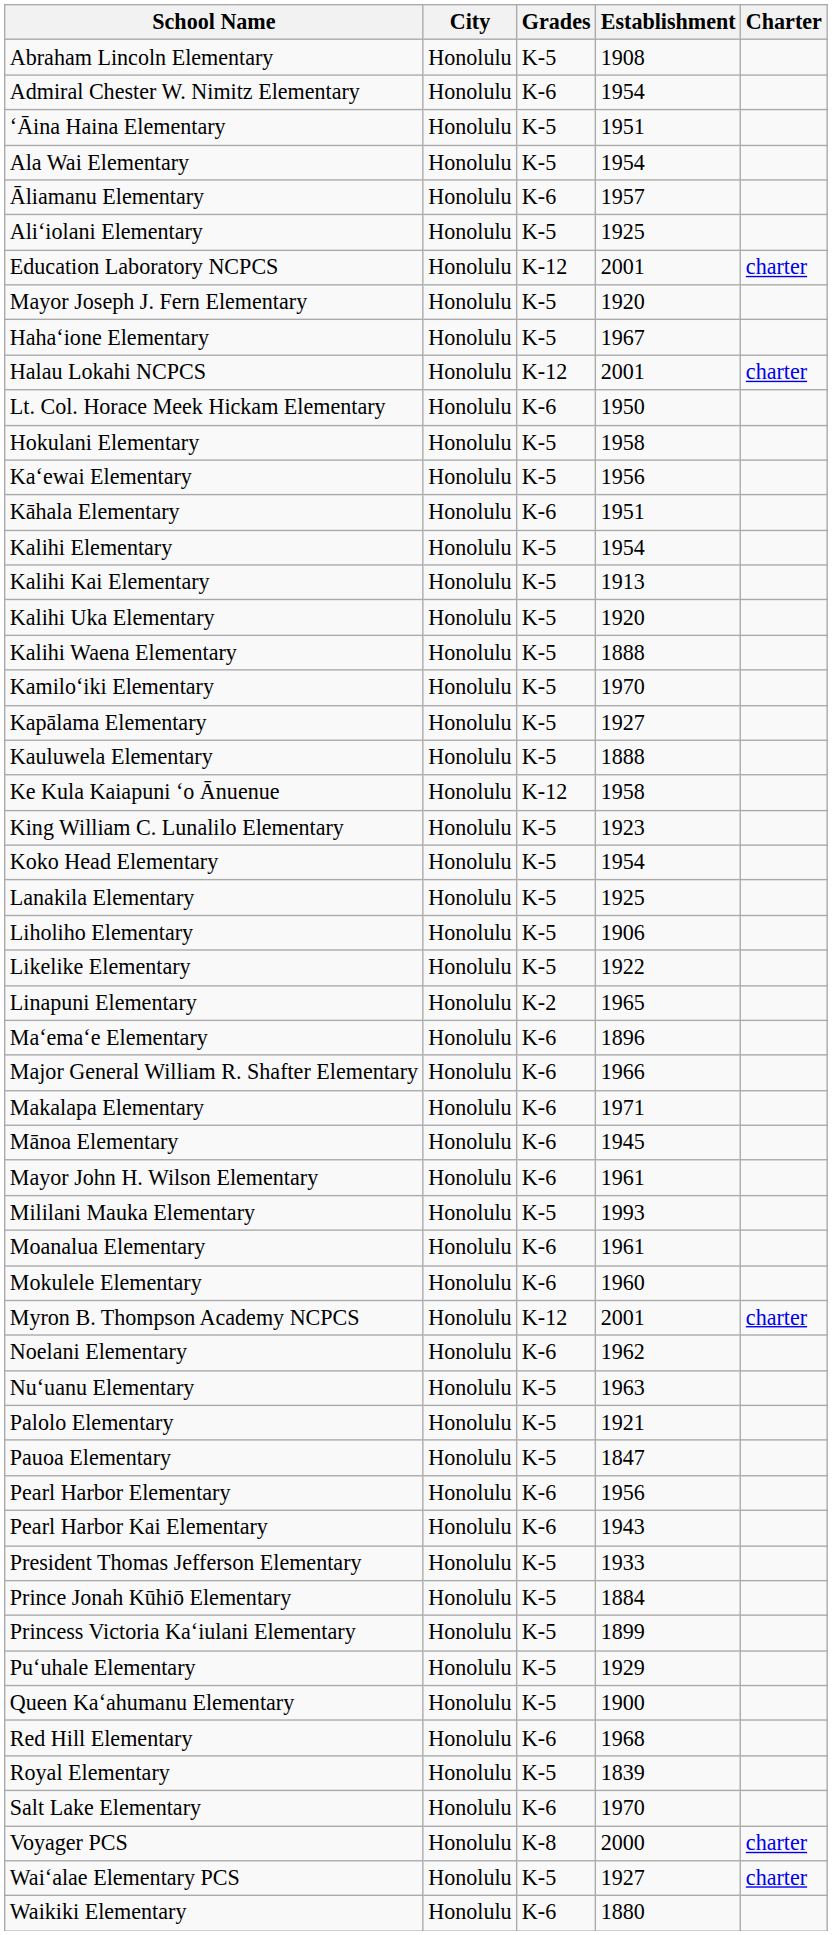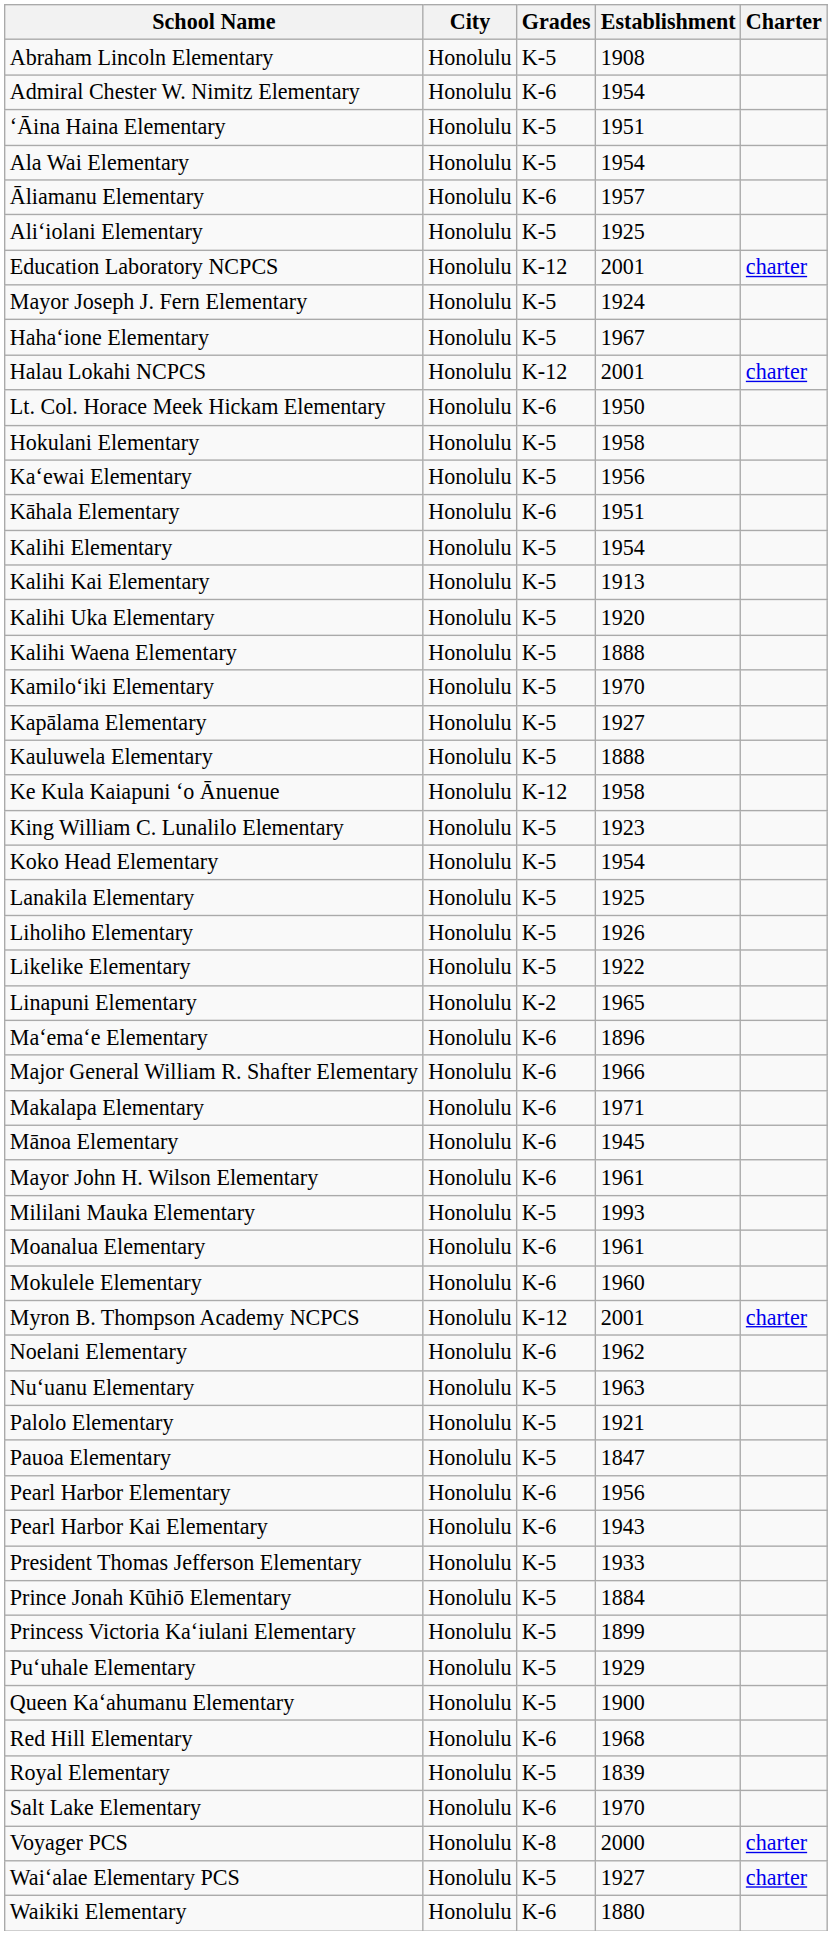(623, 302) 1920 -> (623, 302) 1924
(623, 932) 1906 -> (623, 932) 1926
